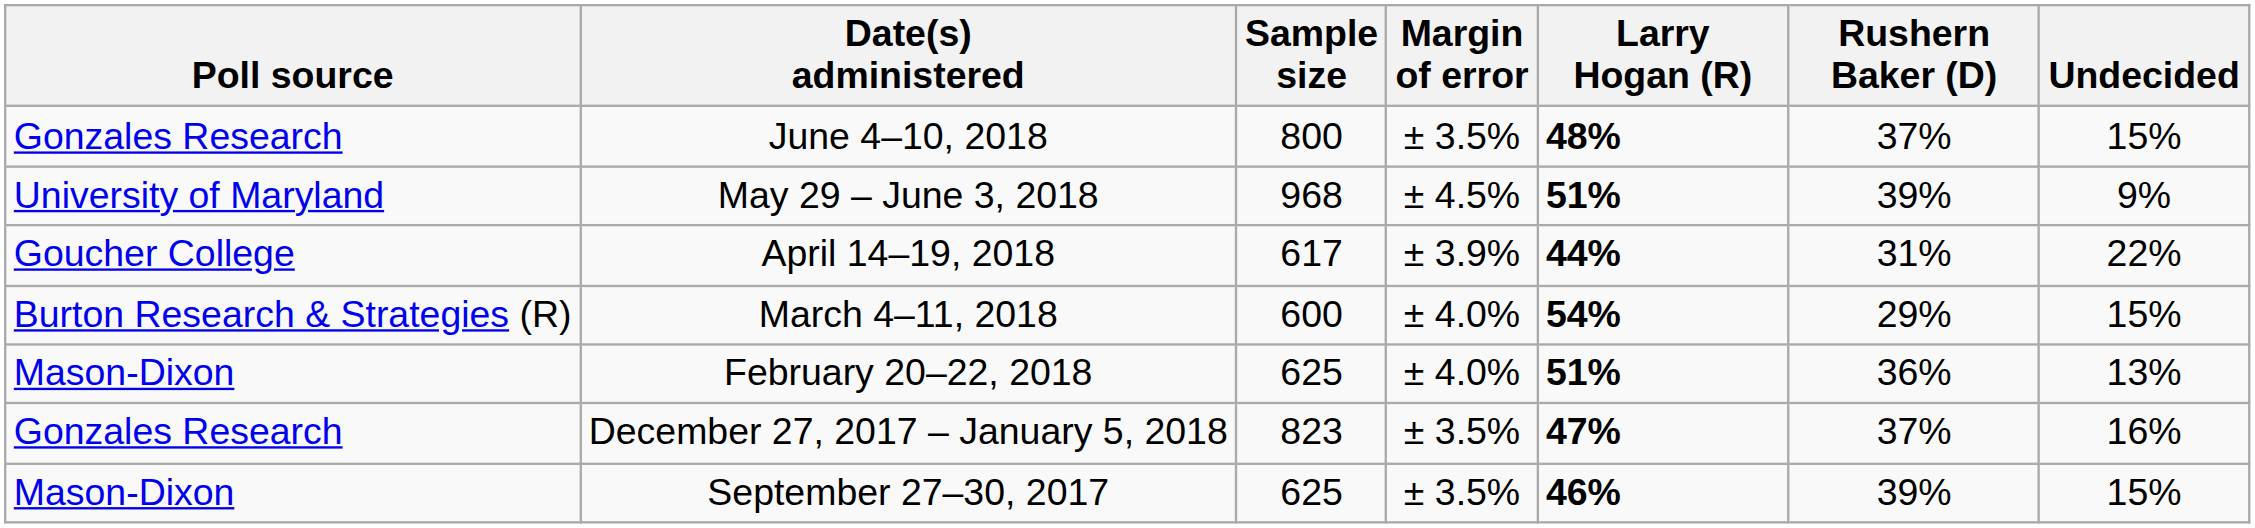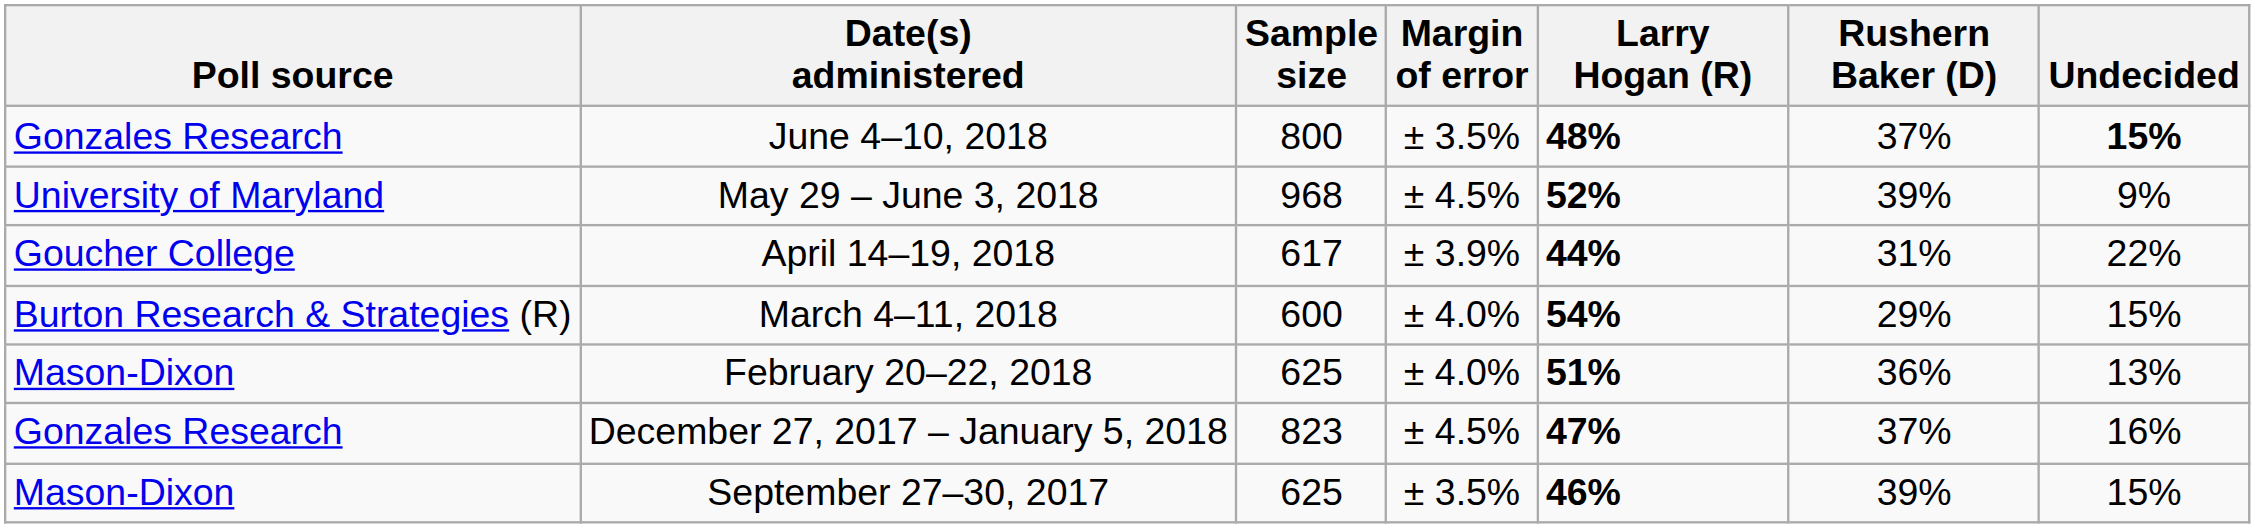(2144, 135) normal -> (2144, 135) bold
(1583, 195) 51% -> (1583, 195) 52%
(1462, 432) ± 3.5% -> (1462, 432) ± 4.5%
